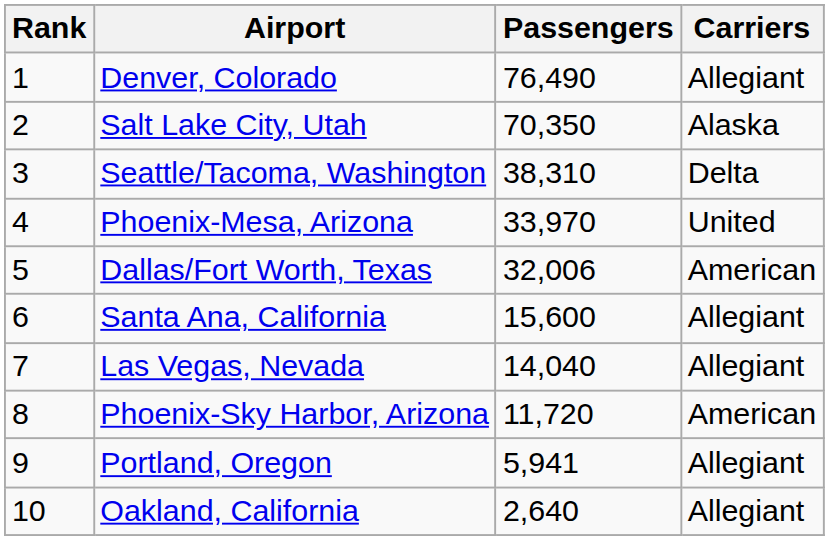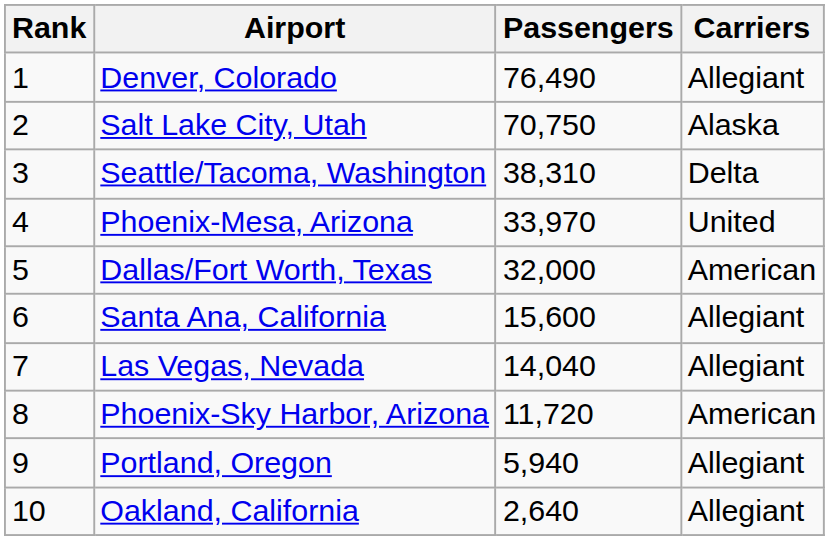(549, 125) 70,350 -> (549, 125) 70,750
(549, 269) 32,006 -> (549, 269) 32,000
(541, 462) 5,941 -> (541, 462) 5,940
